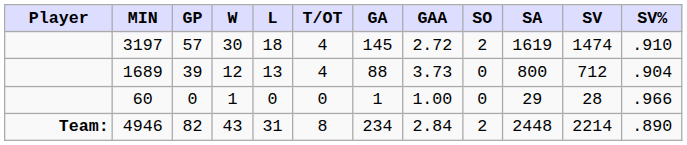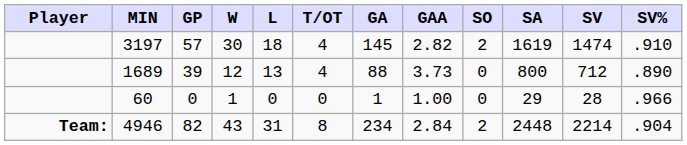(432, 45) 2.72 -> (432, 45) 2.82
(652, 72) .904 -> (652, 72) .890
(652, 127) .890 -> (652, 127) .904
